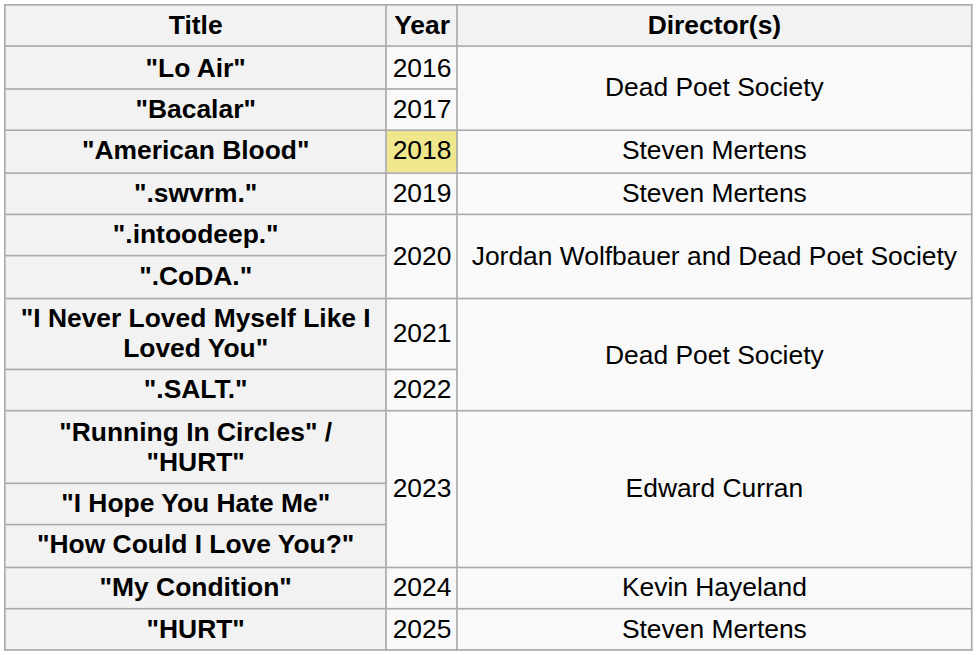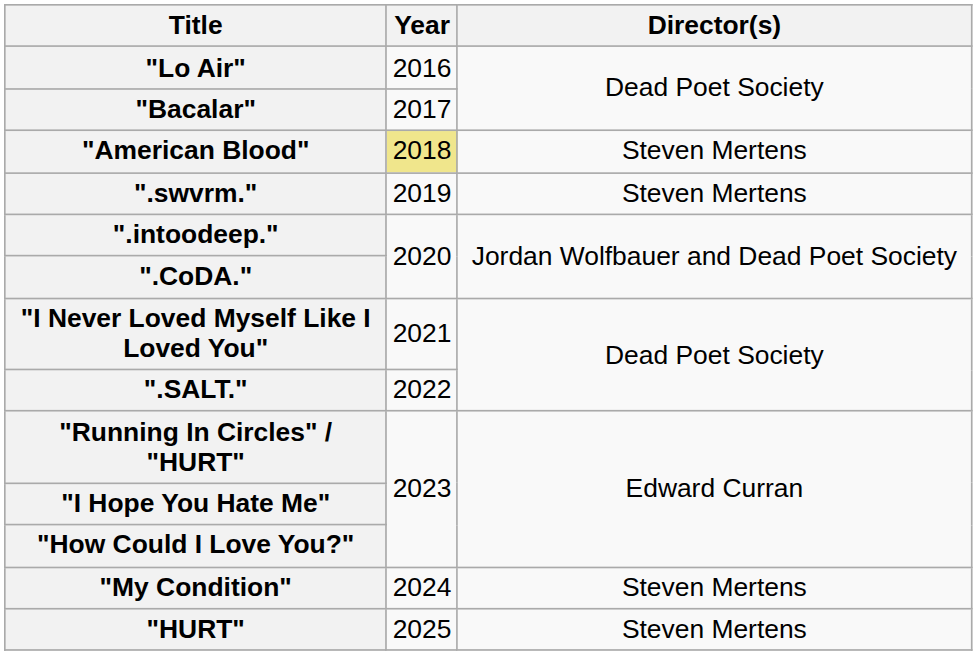(714, 587) Kevin Hayeland -> (714, 587) Steven Mertens
